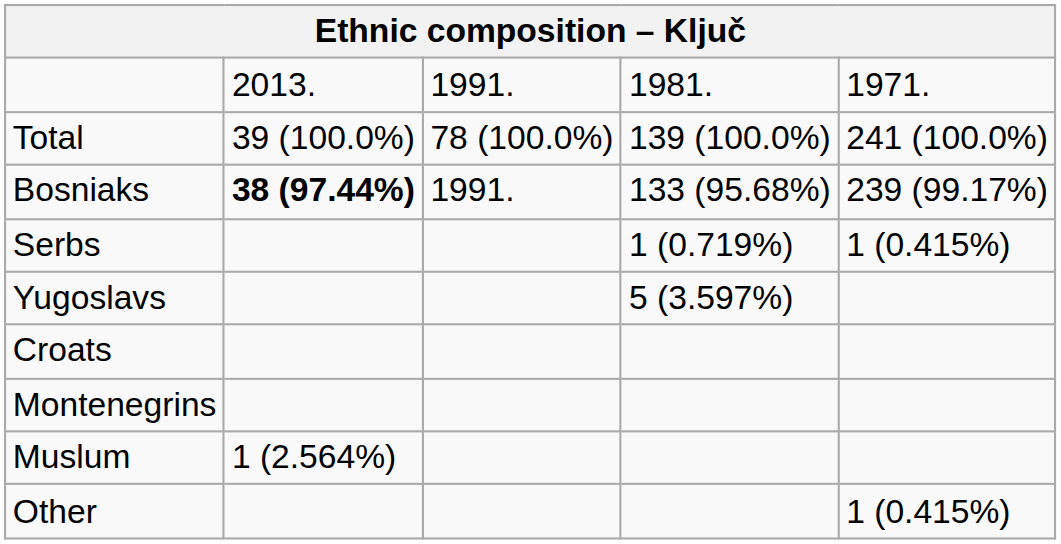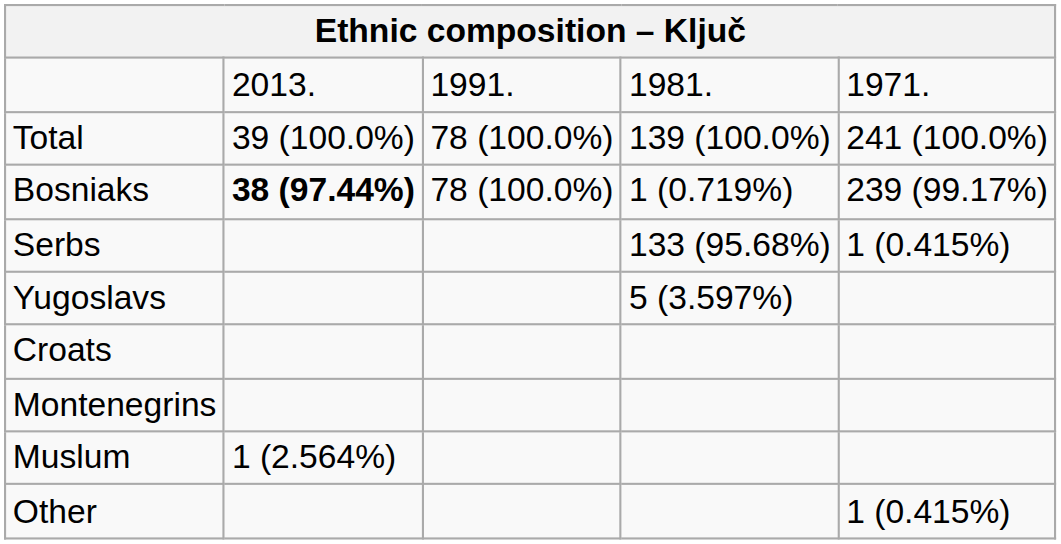(472, 191) 1991. -> (522, 191) 78 (100.0%)
(730, 191) 133 (95.68%) -> (711, 191) 1 (0.719%)
(711, 244) 1 (0.719%) -> (730, 244) 133 (95.68%)
